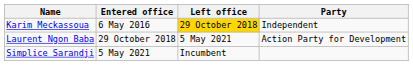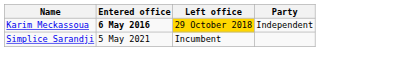(124, 25) normal -> (124, 25) bold
- row: (50, 39)
